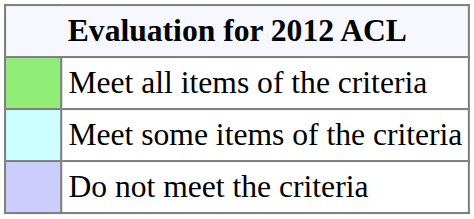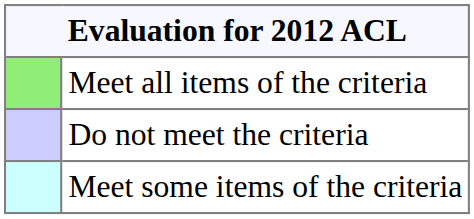rows swapped: (265, 134) <-> (218, 186)
